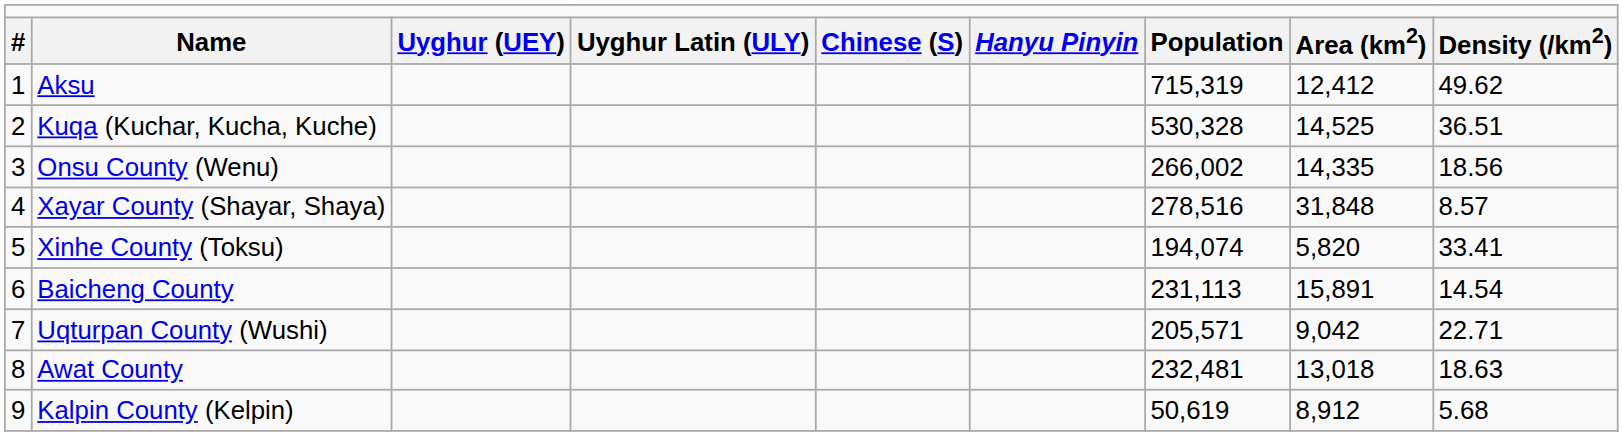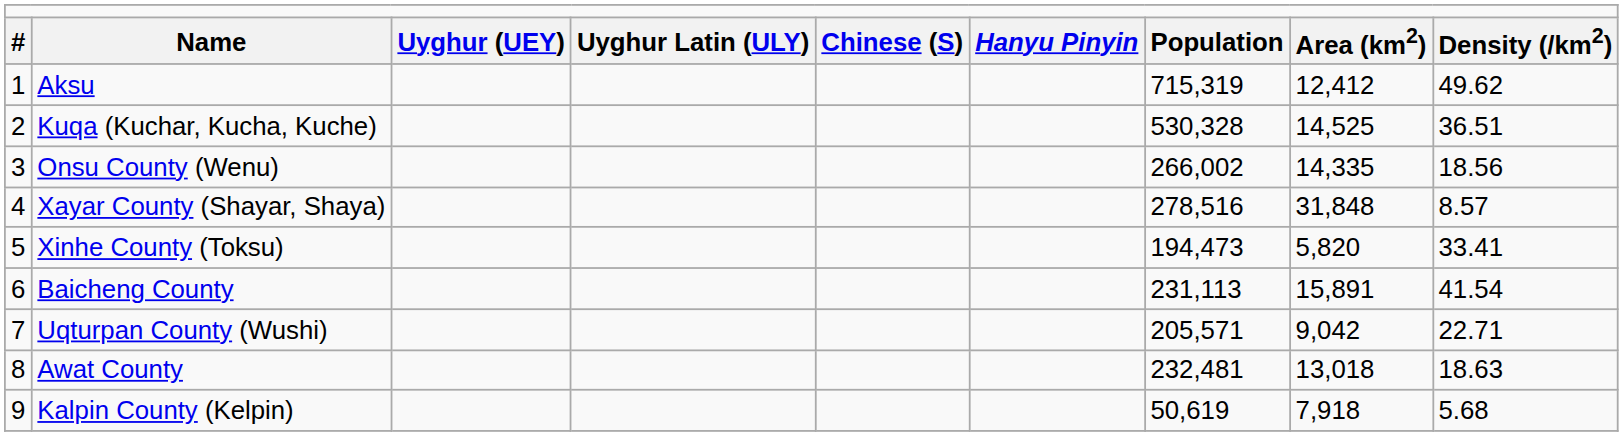(1197, 248) 194,074 -> (1197, 248) 194,473
(1471, 289) 14.54 -> (1471, 289) 41.54
(1328, 411) 8,912 -> (1328, 411) 7,918
